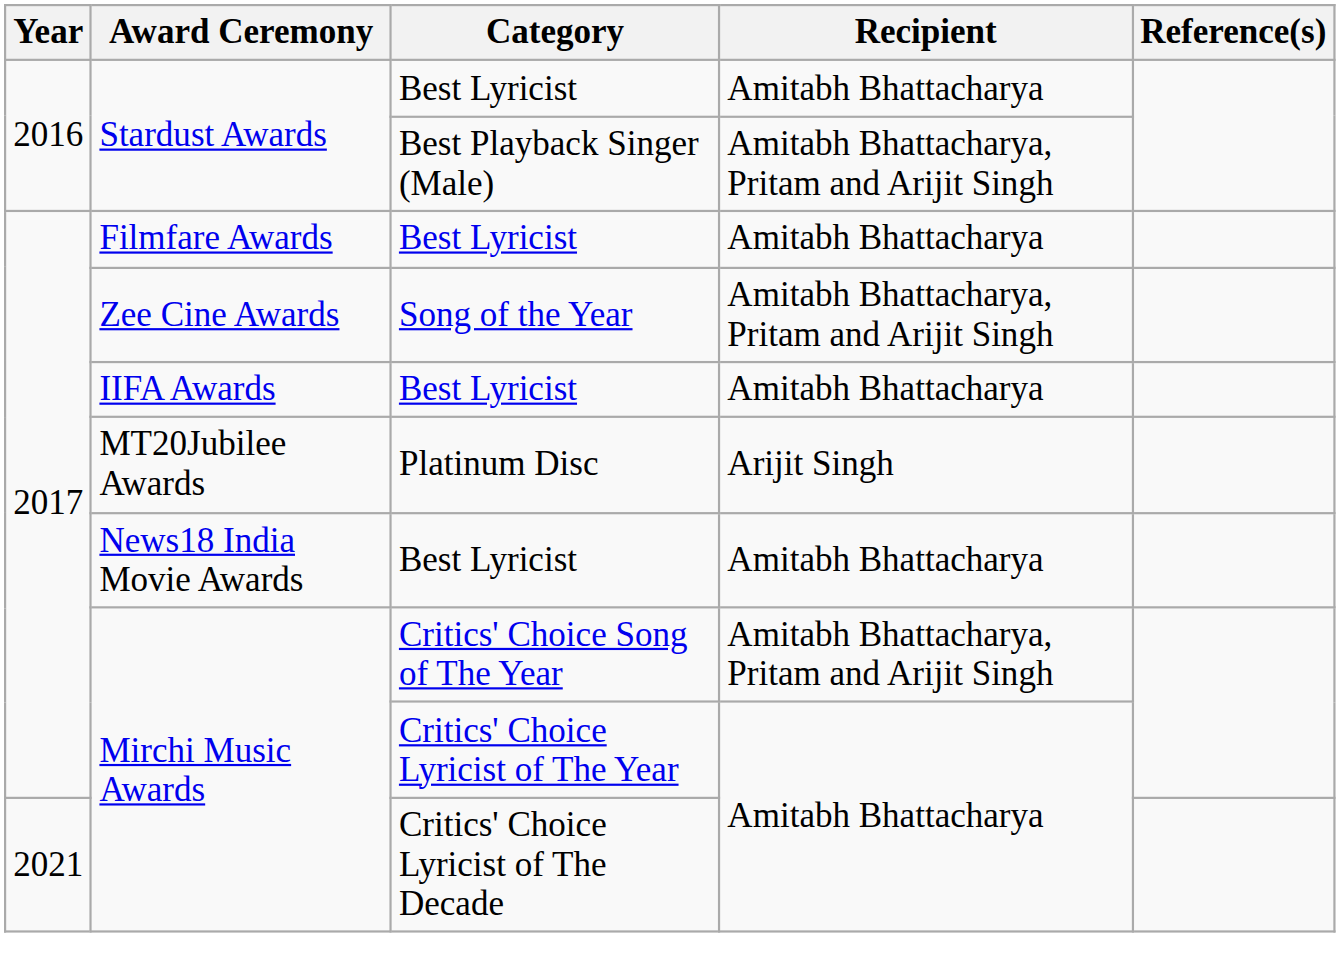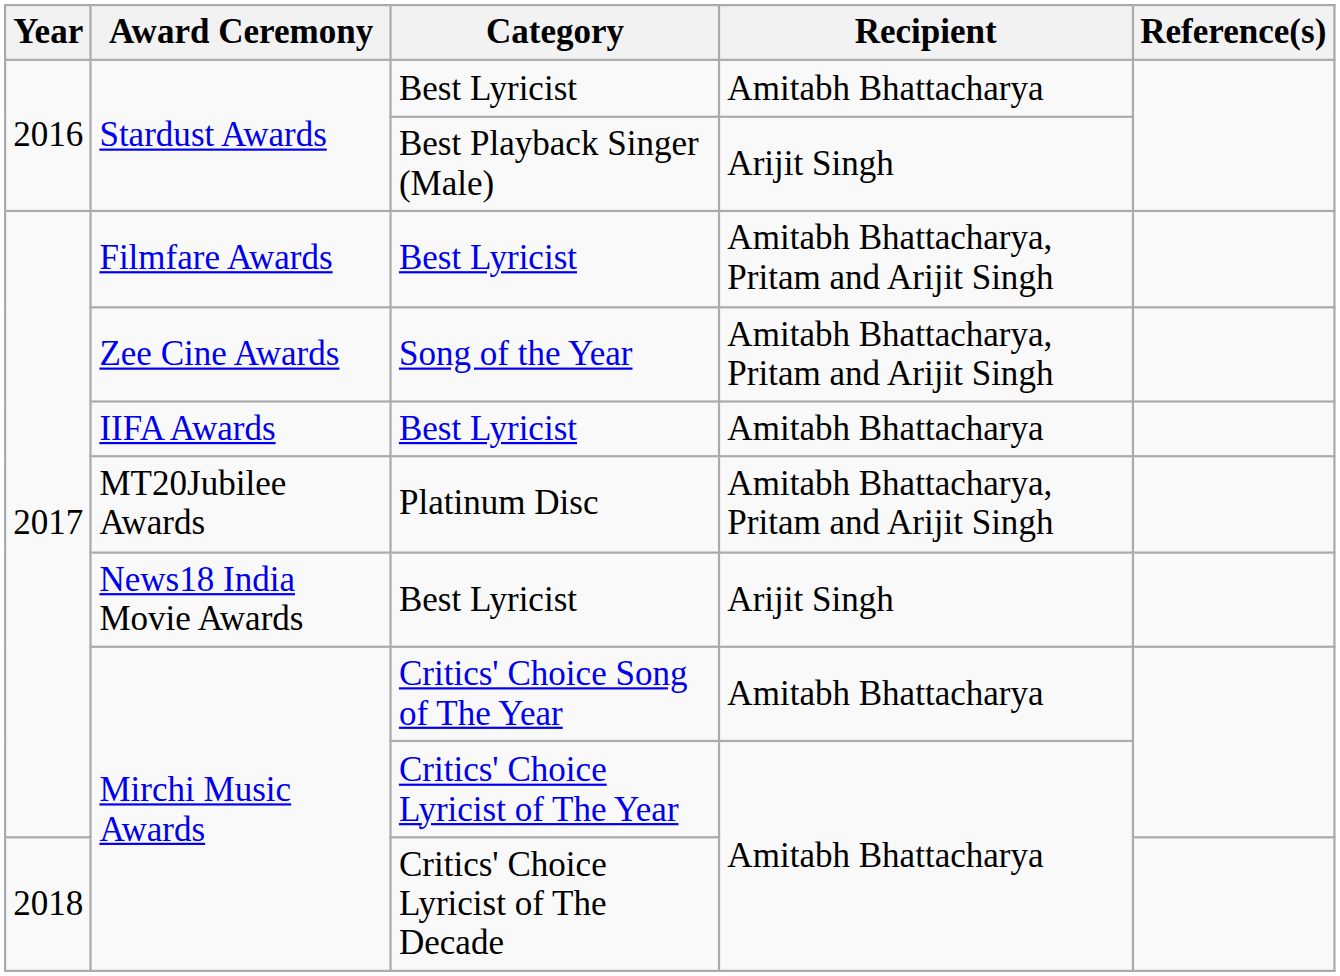(890, 163) Amitabh Bhattacharya, Pritam and Arijit Singh -> (811, 163) Arijit Singh
(885, 238) Amitabh Bhattacharya -> (890, 258) Amitabh Bhattacharya, Pritam and Arijit Singh
(811, 464) Arijit Singh -> (890, 503) Amitabh Bhattacharya, Pritam and Arijit Singh
(885, 559) Amitabh Bhattacharya -> (811, 598) Arijit Singh
(890, 654) Amitabh Bhattacharya, Pritam and Arijit Singh -> (885, 693) Amitabh Bhattacharya
(48, 863) 2021 -> (48, 903) 2018
